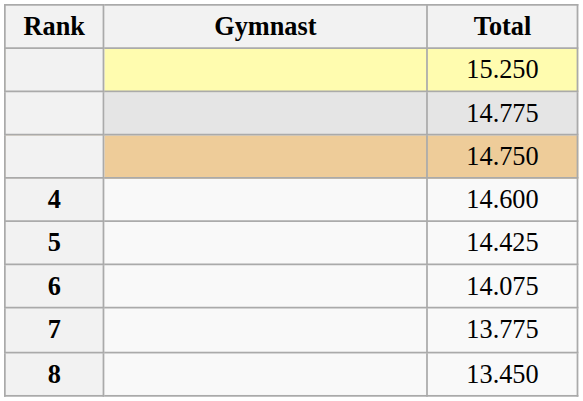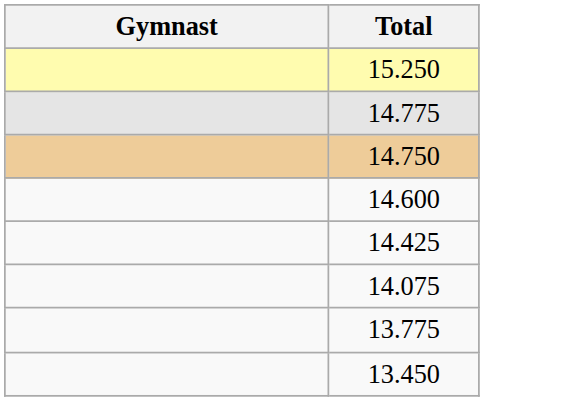- column: (54, 26)
